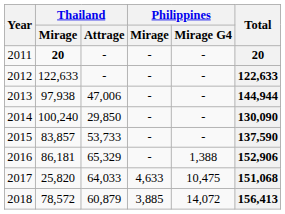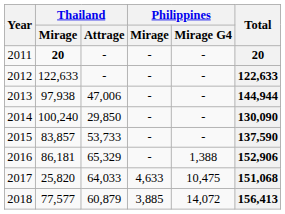(58, 198) 78,572 -> (58, 198) 77,577
